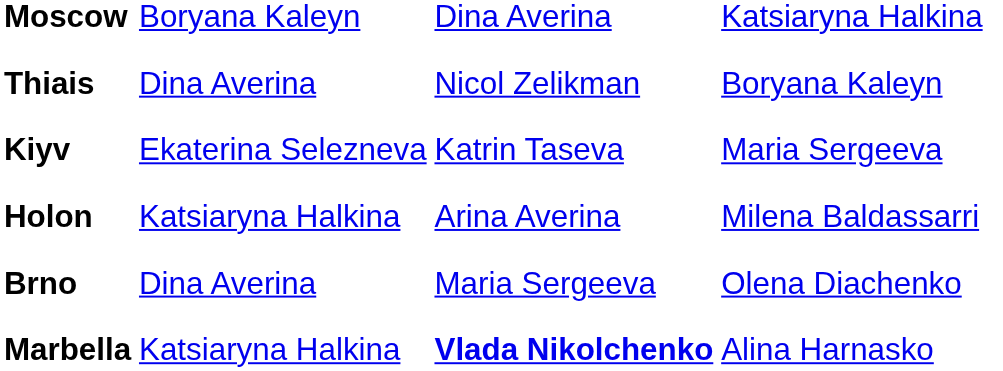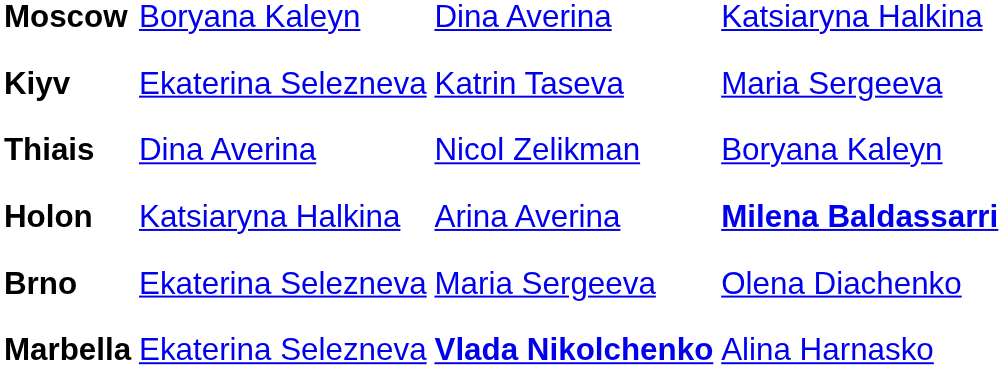rows swapped: (37, 150) <-> (49, 83)
(850, 216) normal -> (860, 216) bold
(228, 283) Dina Averina -> (283, 283) Ekaterina Selezneva
(270, 350) Katsiaryna Halkina -> (283, 350) Ekaterina Selezneva
